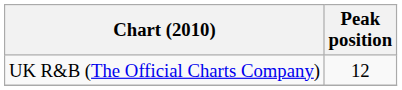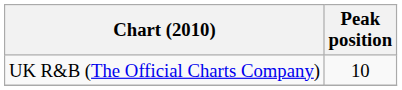(360, 70) 12 -> (360, 70) 10
